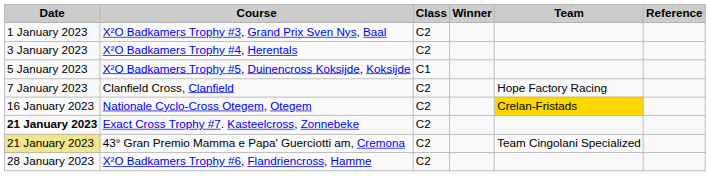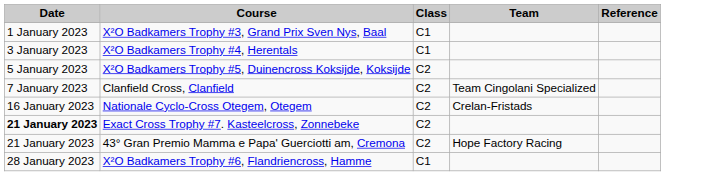- column: (472, 13)
(423, 32) C2 -> (423, 32) C1
(423, 50) C2 -> (423, 50) C1
(423, 69) C1 -> (423, 69) C2
(552, 87) Hope Factory Racing -> (524, 87) Team Cingolani Specialized
(537, 106) gold background -> (492, 106) no background
(51, 143) khaki background -> (51, 143) no background
(569, 143) Team Cingolani Specialized -> (507, 143) Hope Factory Racing
(423, 161) C2 -> (423, 161) C1
